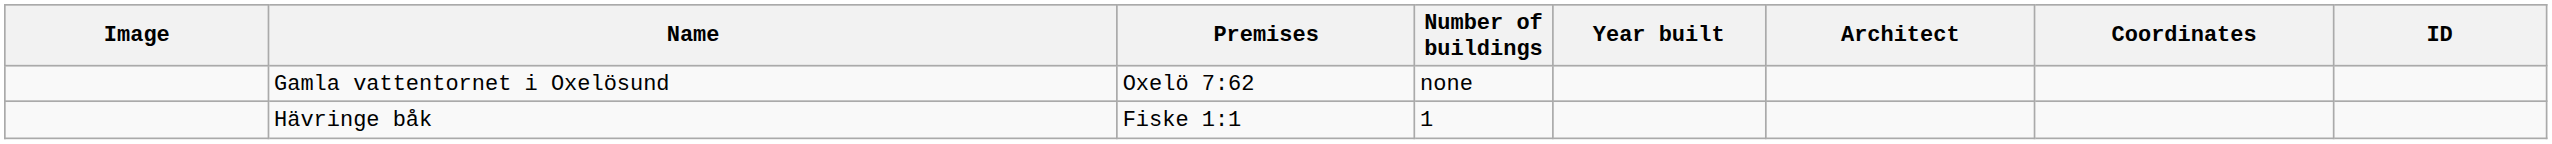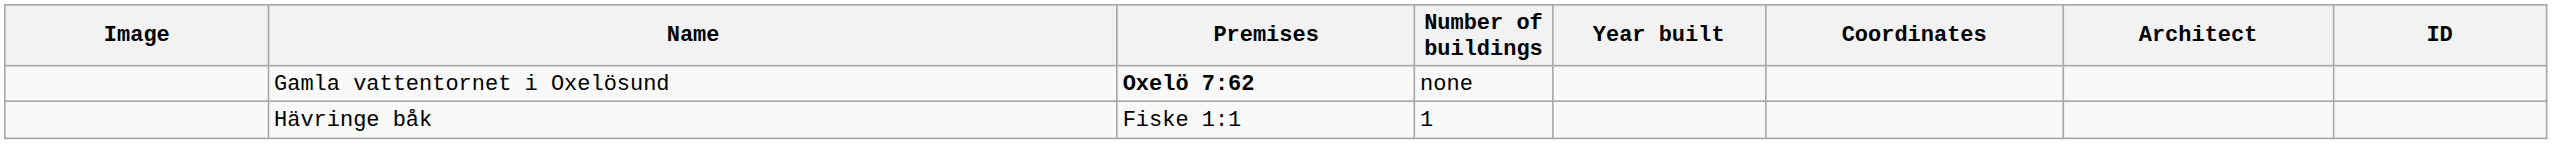columns swapped: (1900, 35) <-> (2184, 35)
(1189, 84) normal -> (1189, 84) bold
